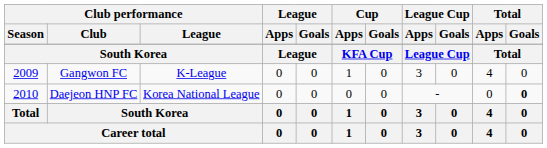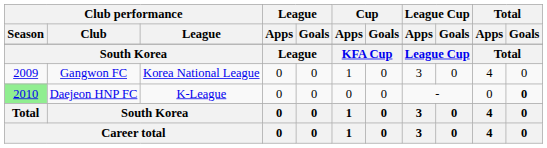(201, 73) K-League -> (201, 73) Korea National League
(26, 93) no background -> (26, 93) lightgreen background
(201, 93) Korea National League -> (201, 93) K-League
